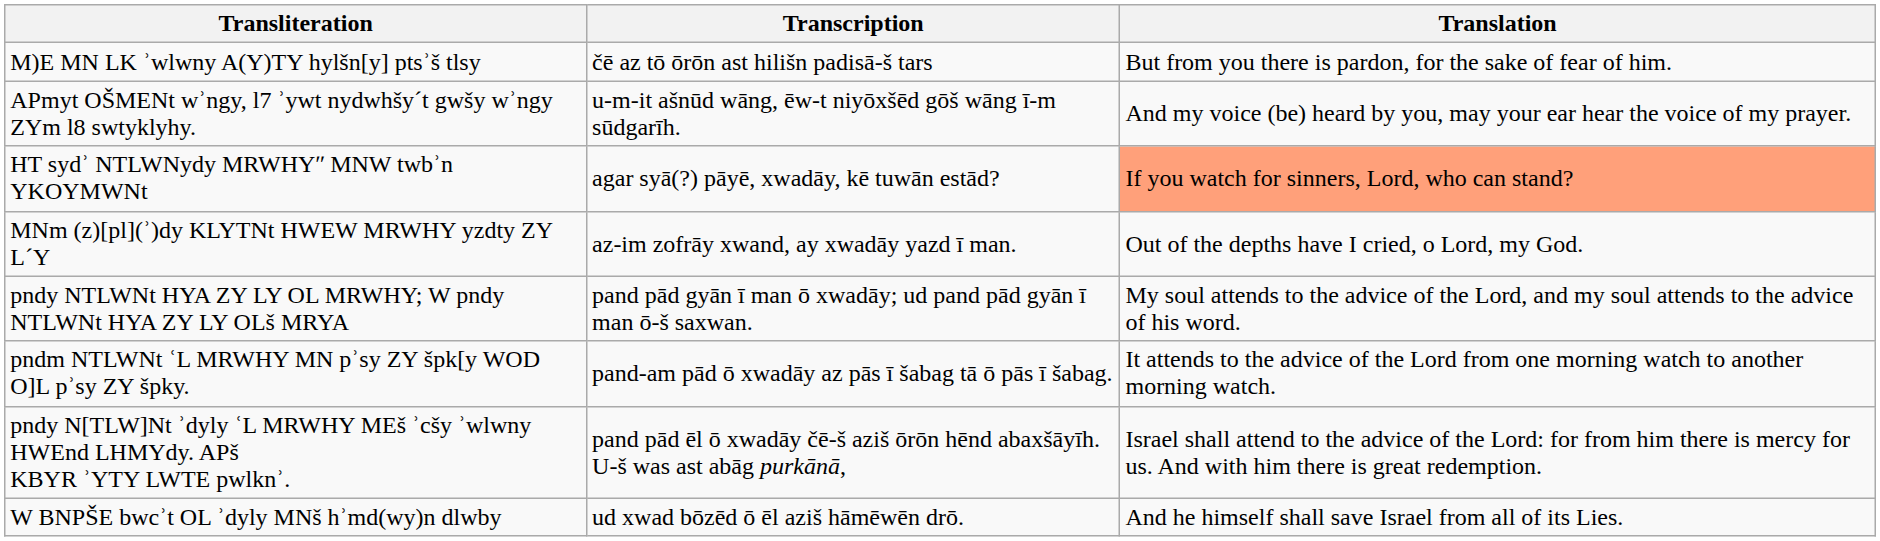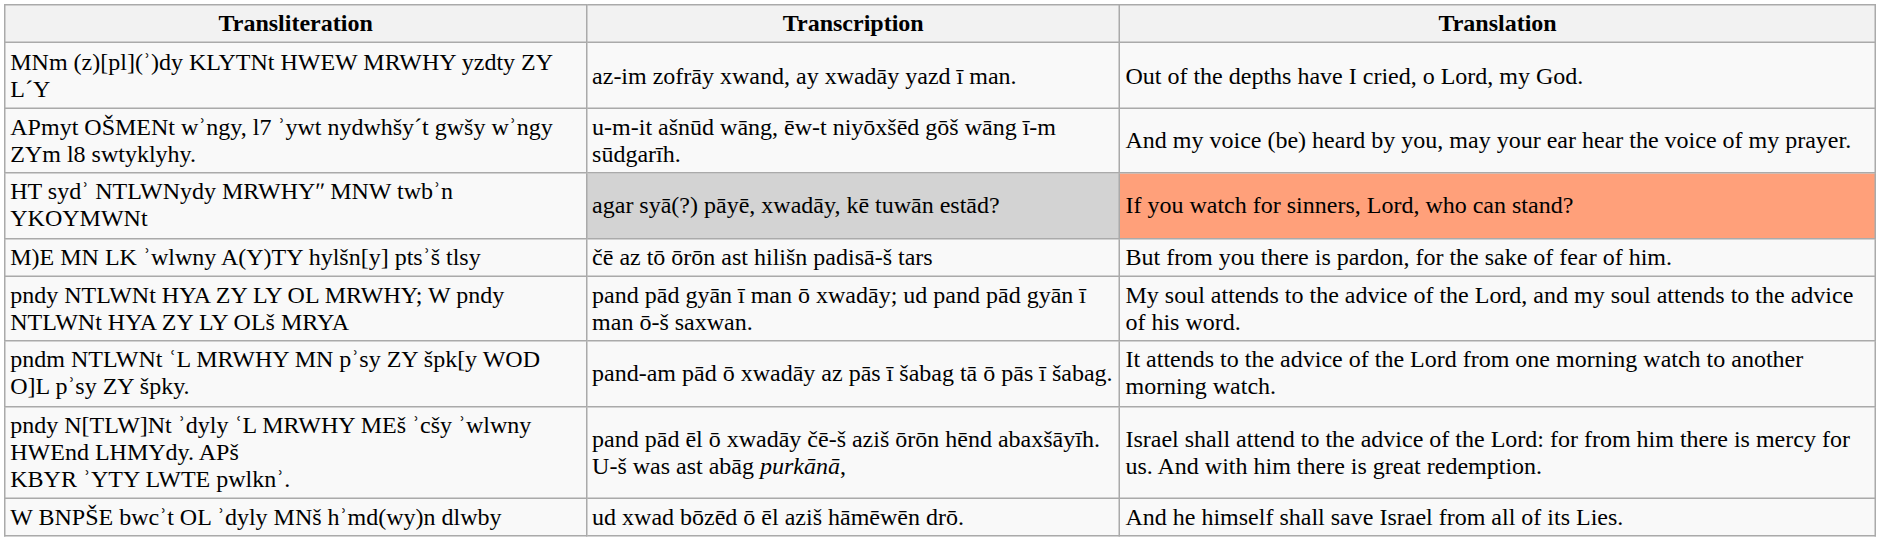rows swapped: (282, 243) <-> (245, 61)
(796, 178) no background -> (796, 205) lightgrey background
